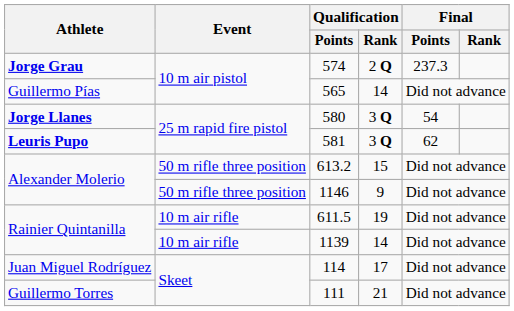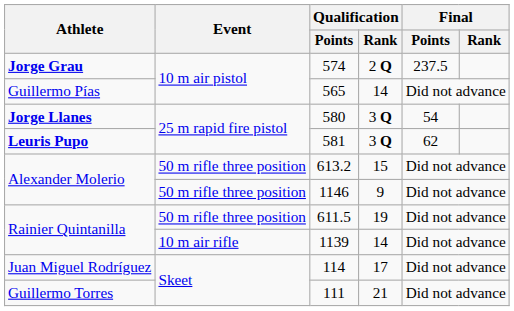(431, 66) 237.3 -> (431, 66) 237.5
(198, 217) 10 m air rifle -> (232, 217) 50 m rifle three position
